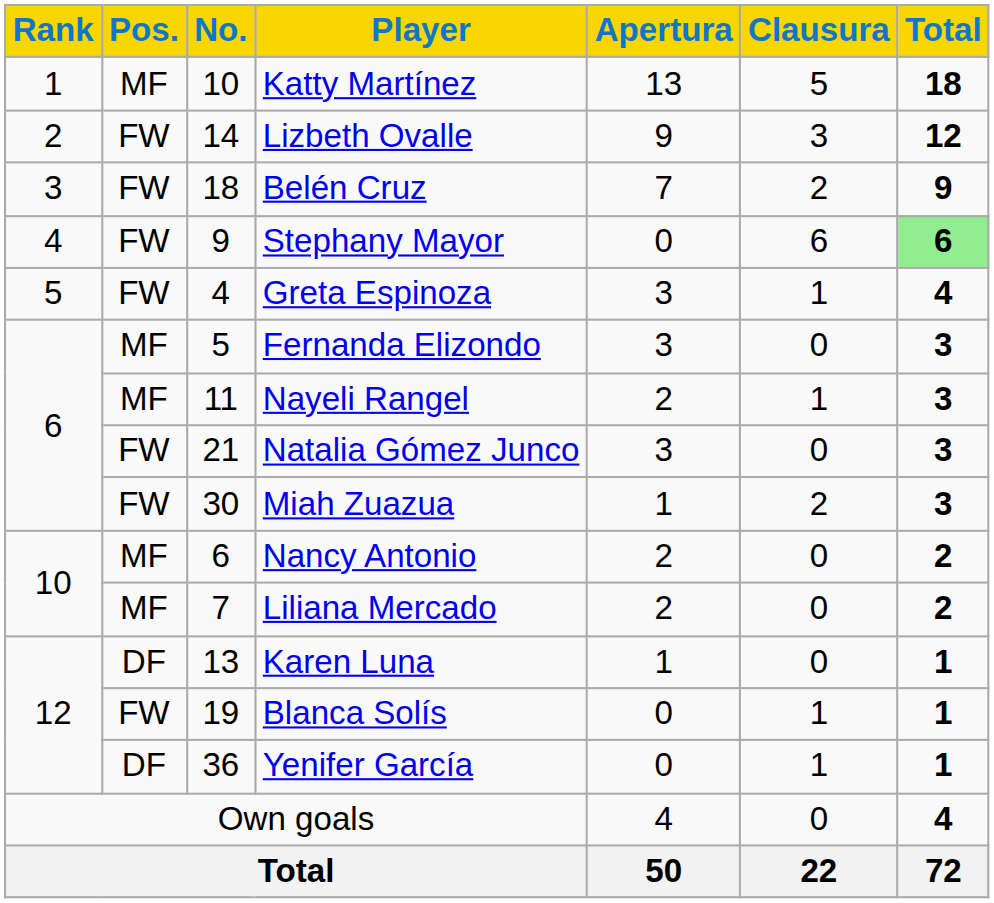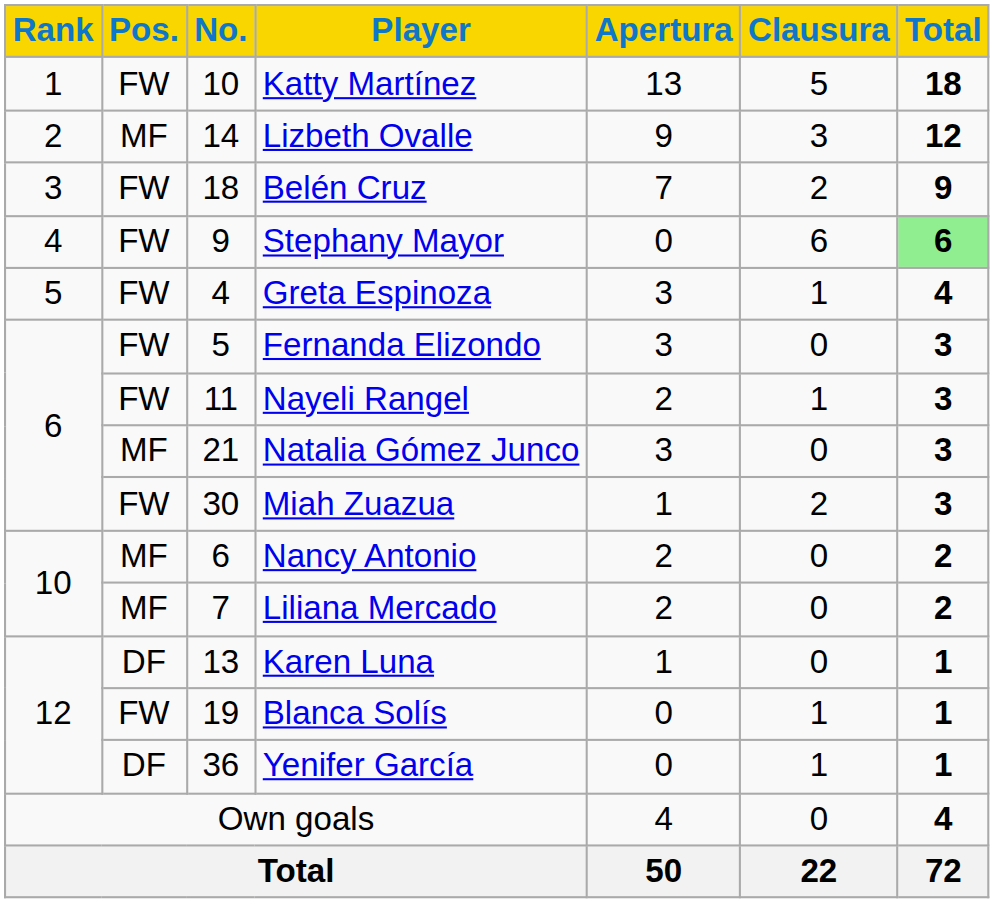(144, 83) MF -> (144, 83) FW
(144, 135) FW -> (144, 135) MF
(144, 345) MF -> (144, 345) FW
(144, 398) MF -> (144, 398) FW
(144, 450) FW -> (144, 450) MF
